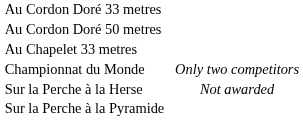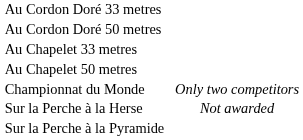+ row: (71, 69)
